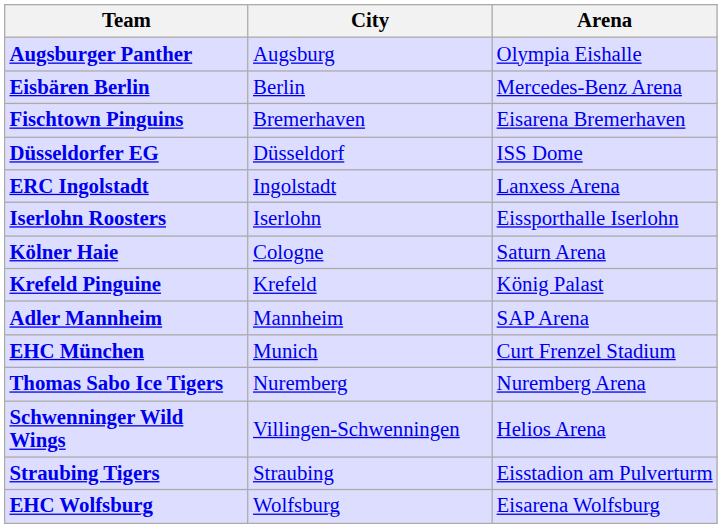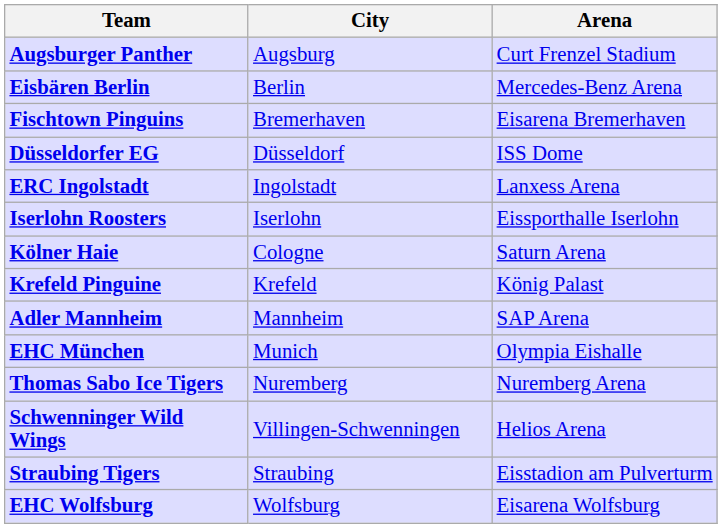(569, 53) Olympia Eishalle -> (586, 53) Curt Frenzel Stadium
(586, 350) Curt Frenzel Stadium -> (569, 350) Olympia Eishalle
